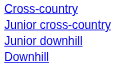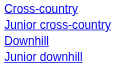rows swapped: (27, 57) <-> (43, 41)
